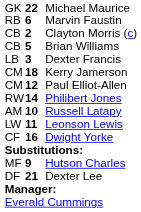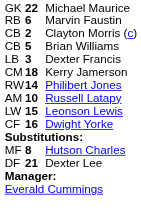- row: (86, 85)
(31, 124) 11 -> (31, 111) 15
(28, 163) 9 -> (28, 150) 8
